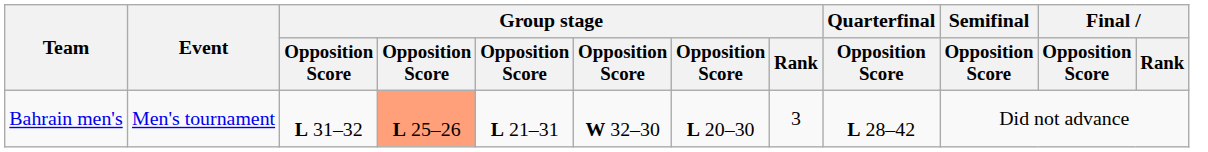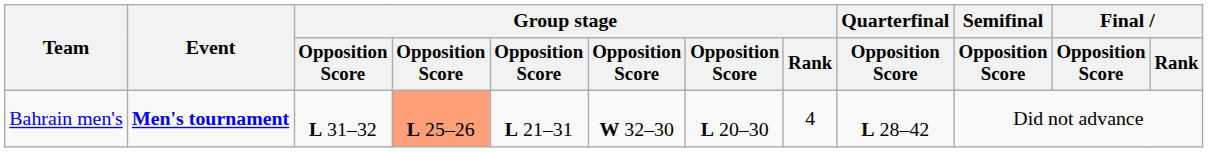(204, 118) normal -> (211, 118) bold
(796, 118) 3 -> (810, 118) 4
